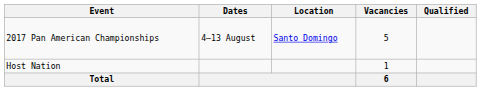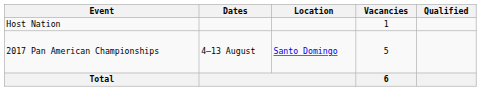rows swapped: (33, 66) <-> (83, 39)
